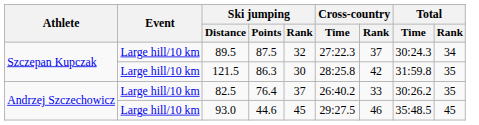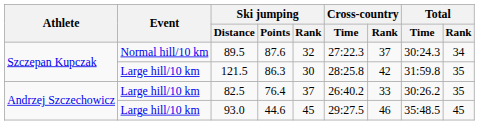(160, 52) Large hill/10 km -> (164, 52) Normal hill/10 km
(266, 52) 87.5 -> (275, 52) 87.6
